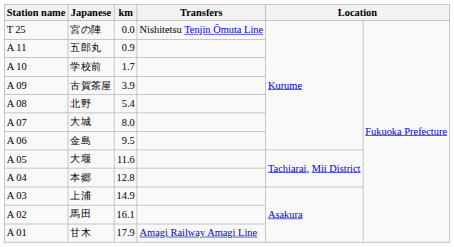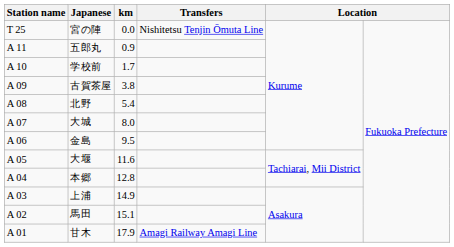(128, 85) 3.9 -> (128, 85) 3.8
(126, 214) 16.1 -> (126, 214) 15.1
